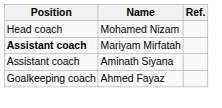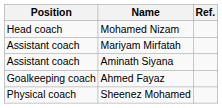(47, 45) bold -> (43, 45) normal
+ row: (146, 95)
